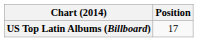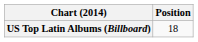(173, 28) 17 -> (173, 28) 18
